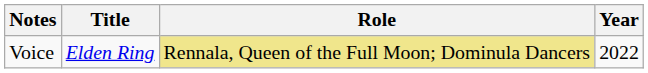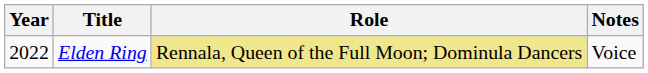columns swapped: (619, 20) <-> (33, 20)
